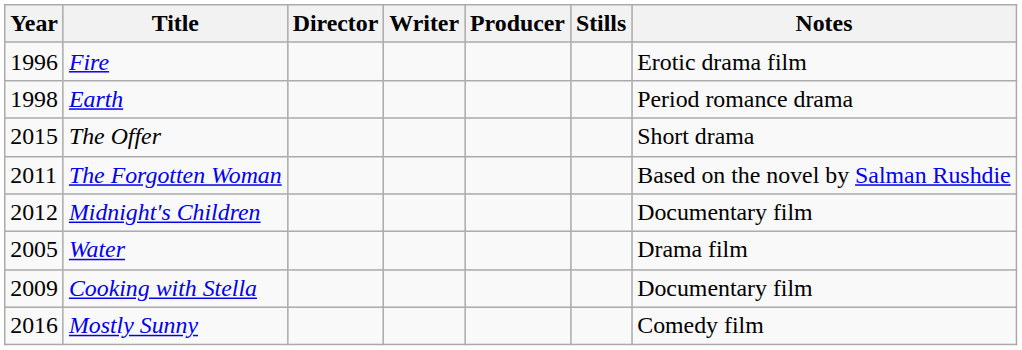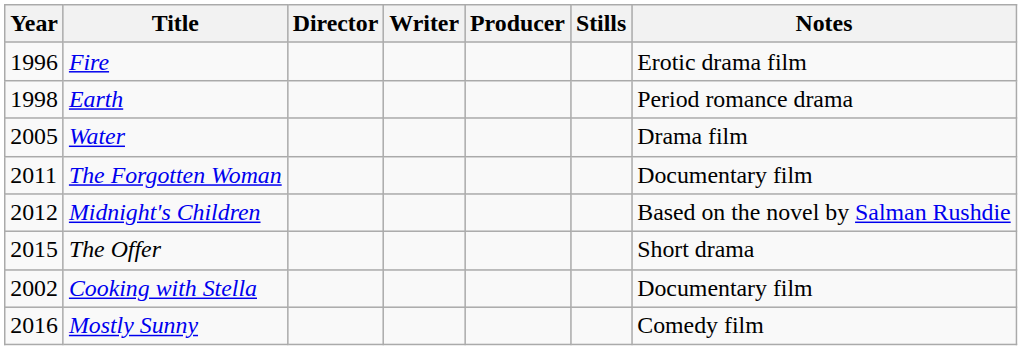rows swapped: (97, 250) <-> (115, 136)
(824, 174) Based on the novel by Salman Rushdie -> (725, 174) Documentary film
(725, 212) Documentary film -> (824, 212) Based on the novel by Salman Rushdie
(34, 288) 2009 -> (34, 288) 2002
